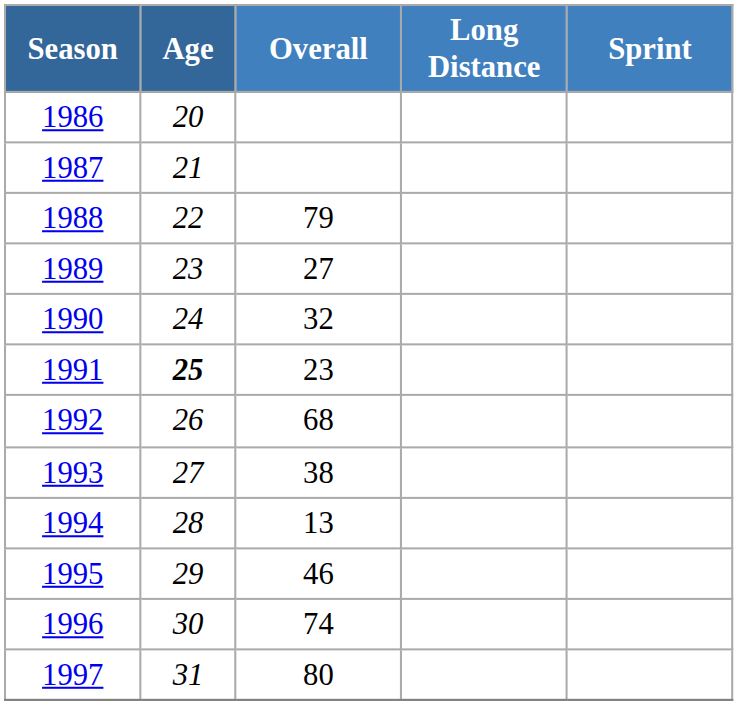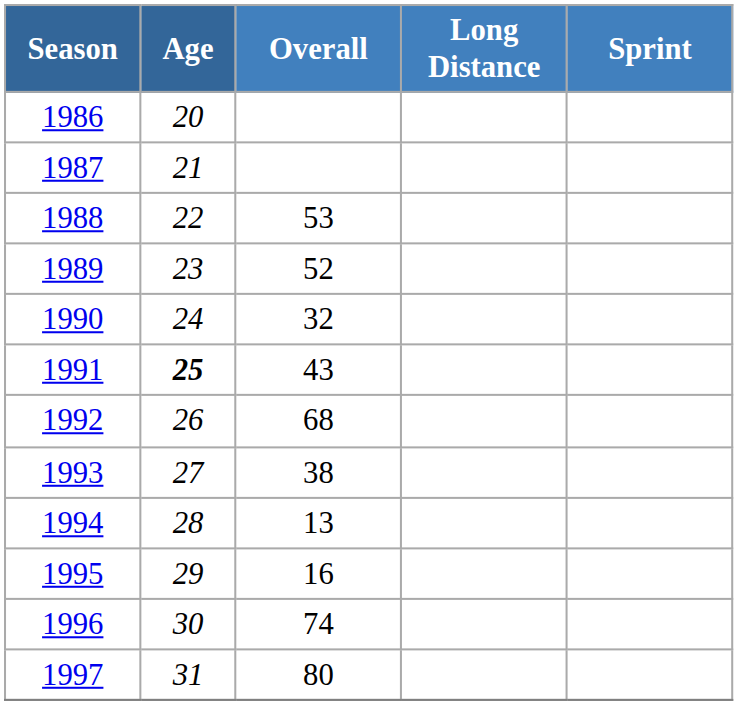(318, 218) 79 -> (318, 218) 53
(318, 268) 27 -> (318, 268) 52
(318, 370) 23 -> (318, 370) 43
(318, 572) 46 -> (318, 572) 16
